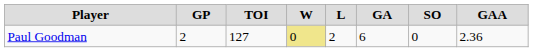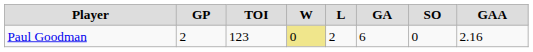(239, 36) 127 -> (239, 36) 123
(471, 36) 2.36 -> (471, 36) 2.16
